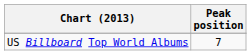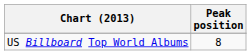(218, 42) 7 -> (218, 42) 8
